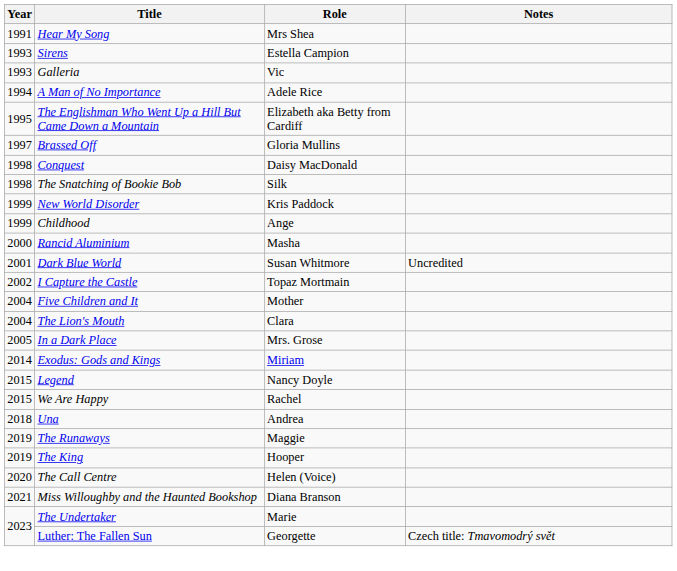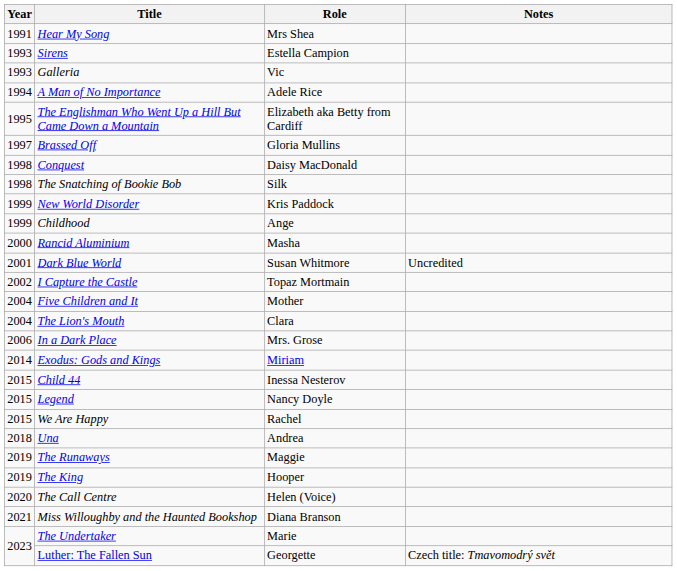(20, 340) 2005 -> (20, 340) 2006
+ row: (59, 379)
